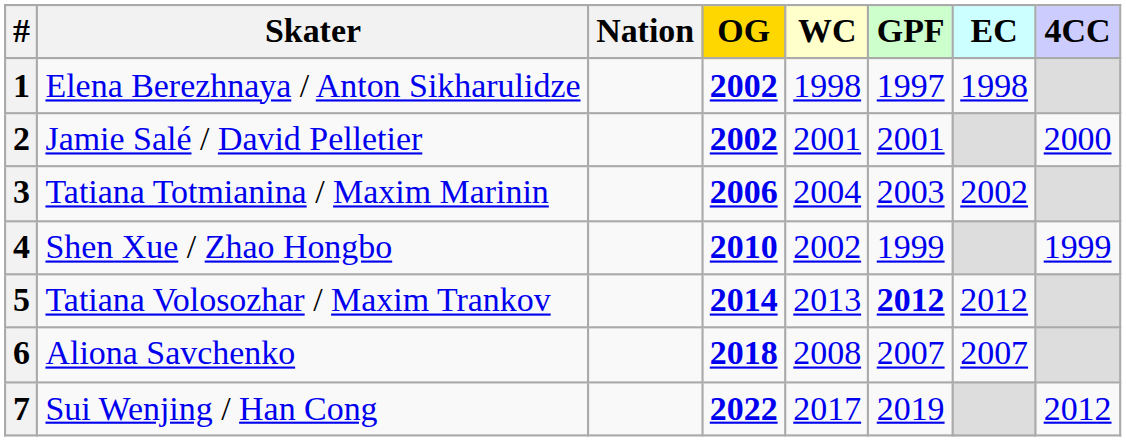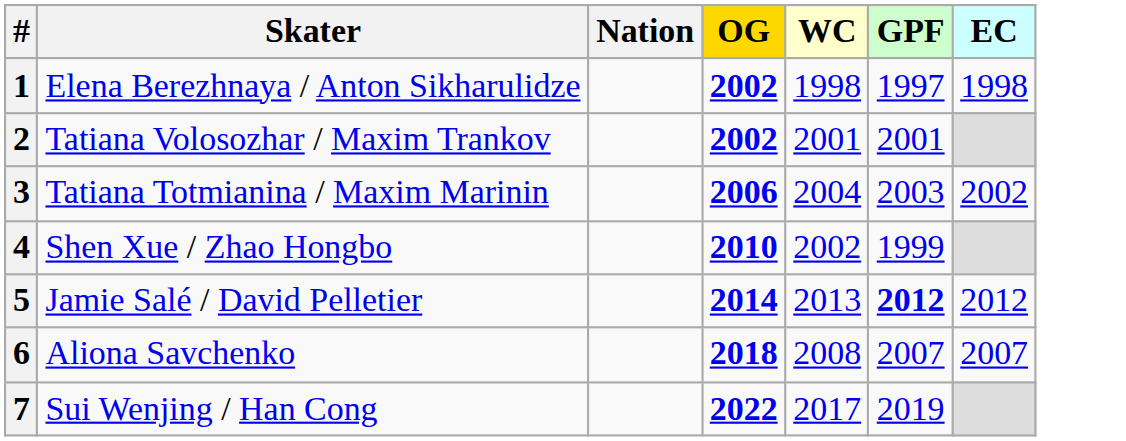- column: (1078, 31)
(234, 138) Jamie Salé / David Pelletier -> (298, 138) Tatiana Volosozhar / Maxim Trankov
(298, 300) Tatiana Volosozhar / Maxim Trankov -> (234, 300) Jamie Salé / David Pelletier
